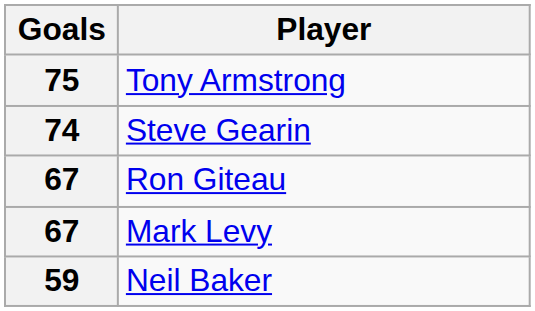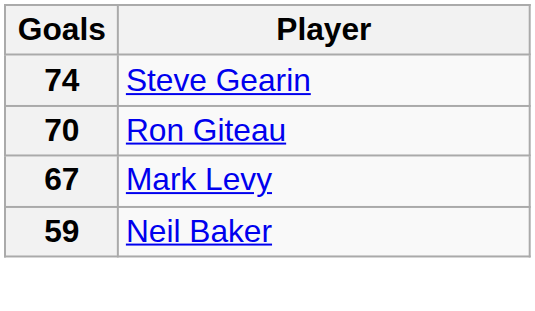- row: (236, 79)
(62, 180) 67 -> (62, 130) 70
